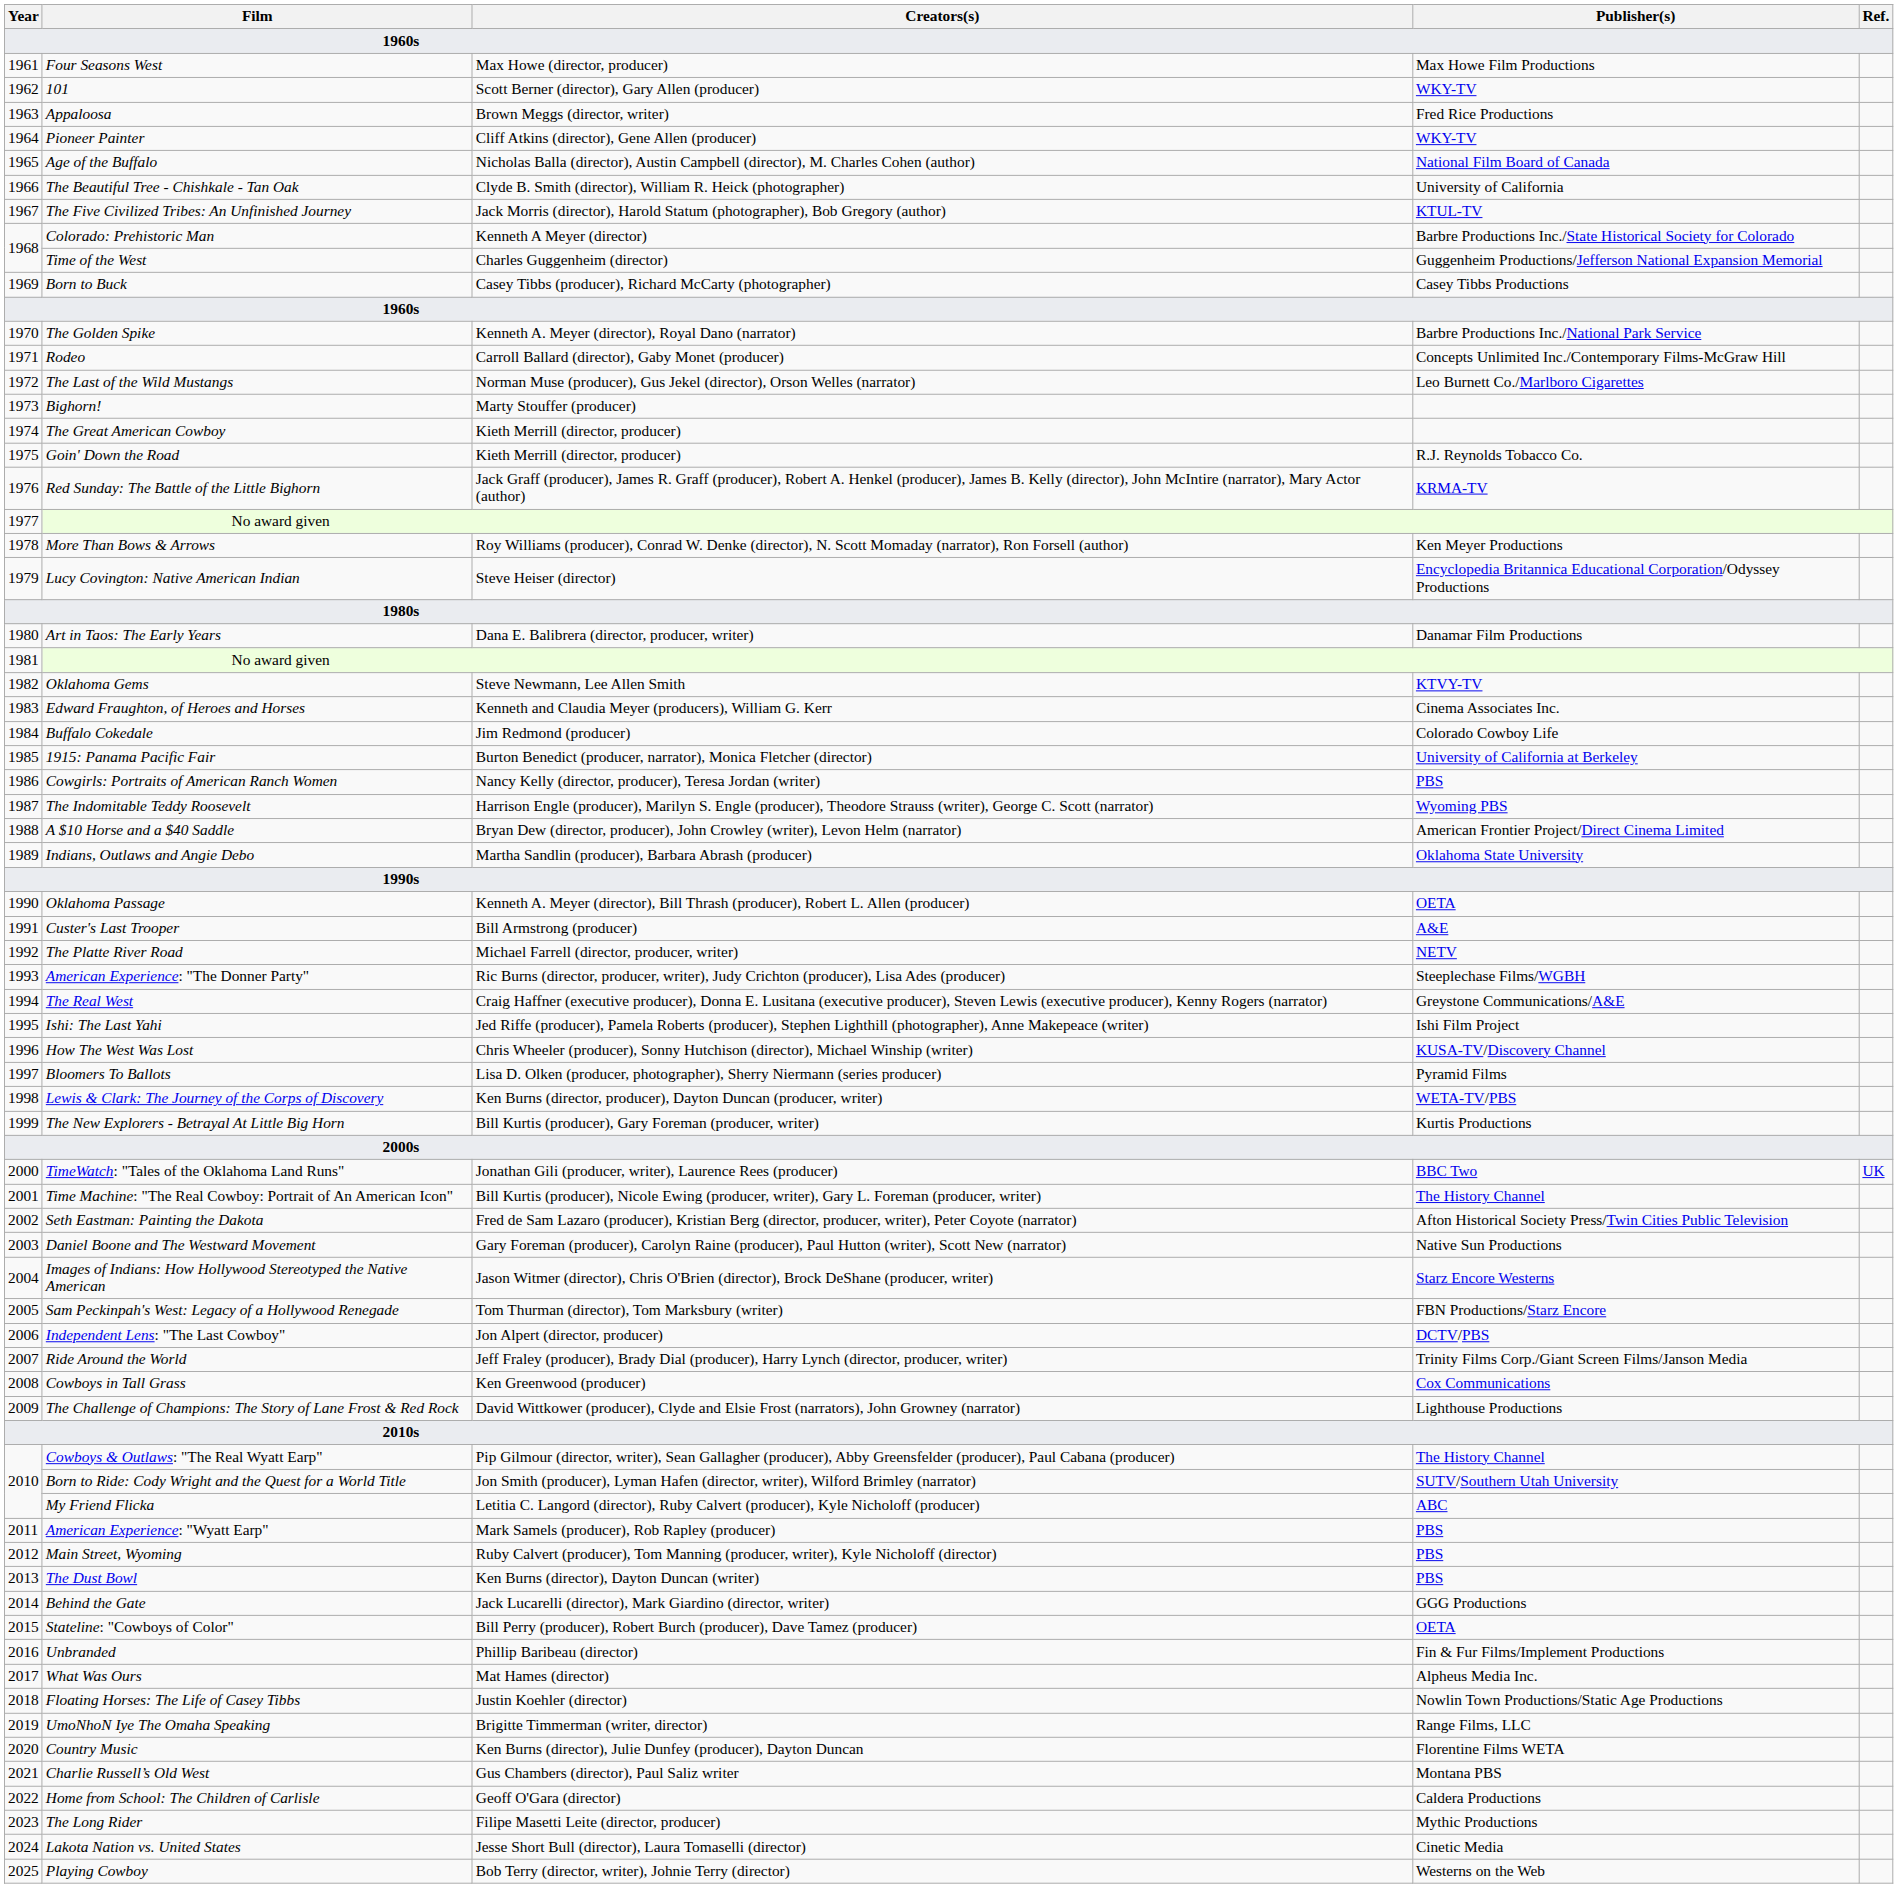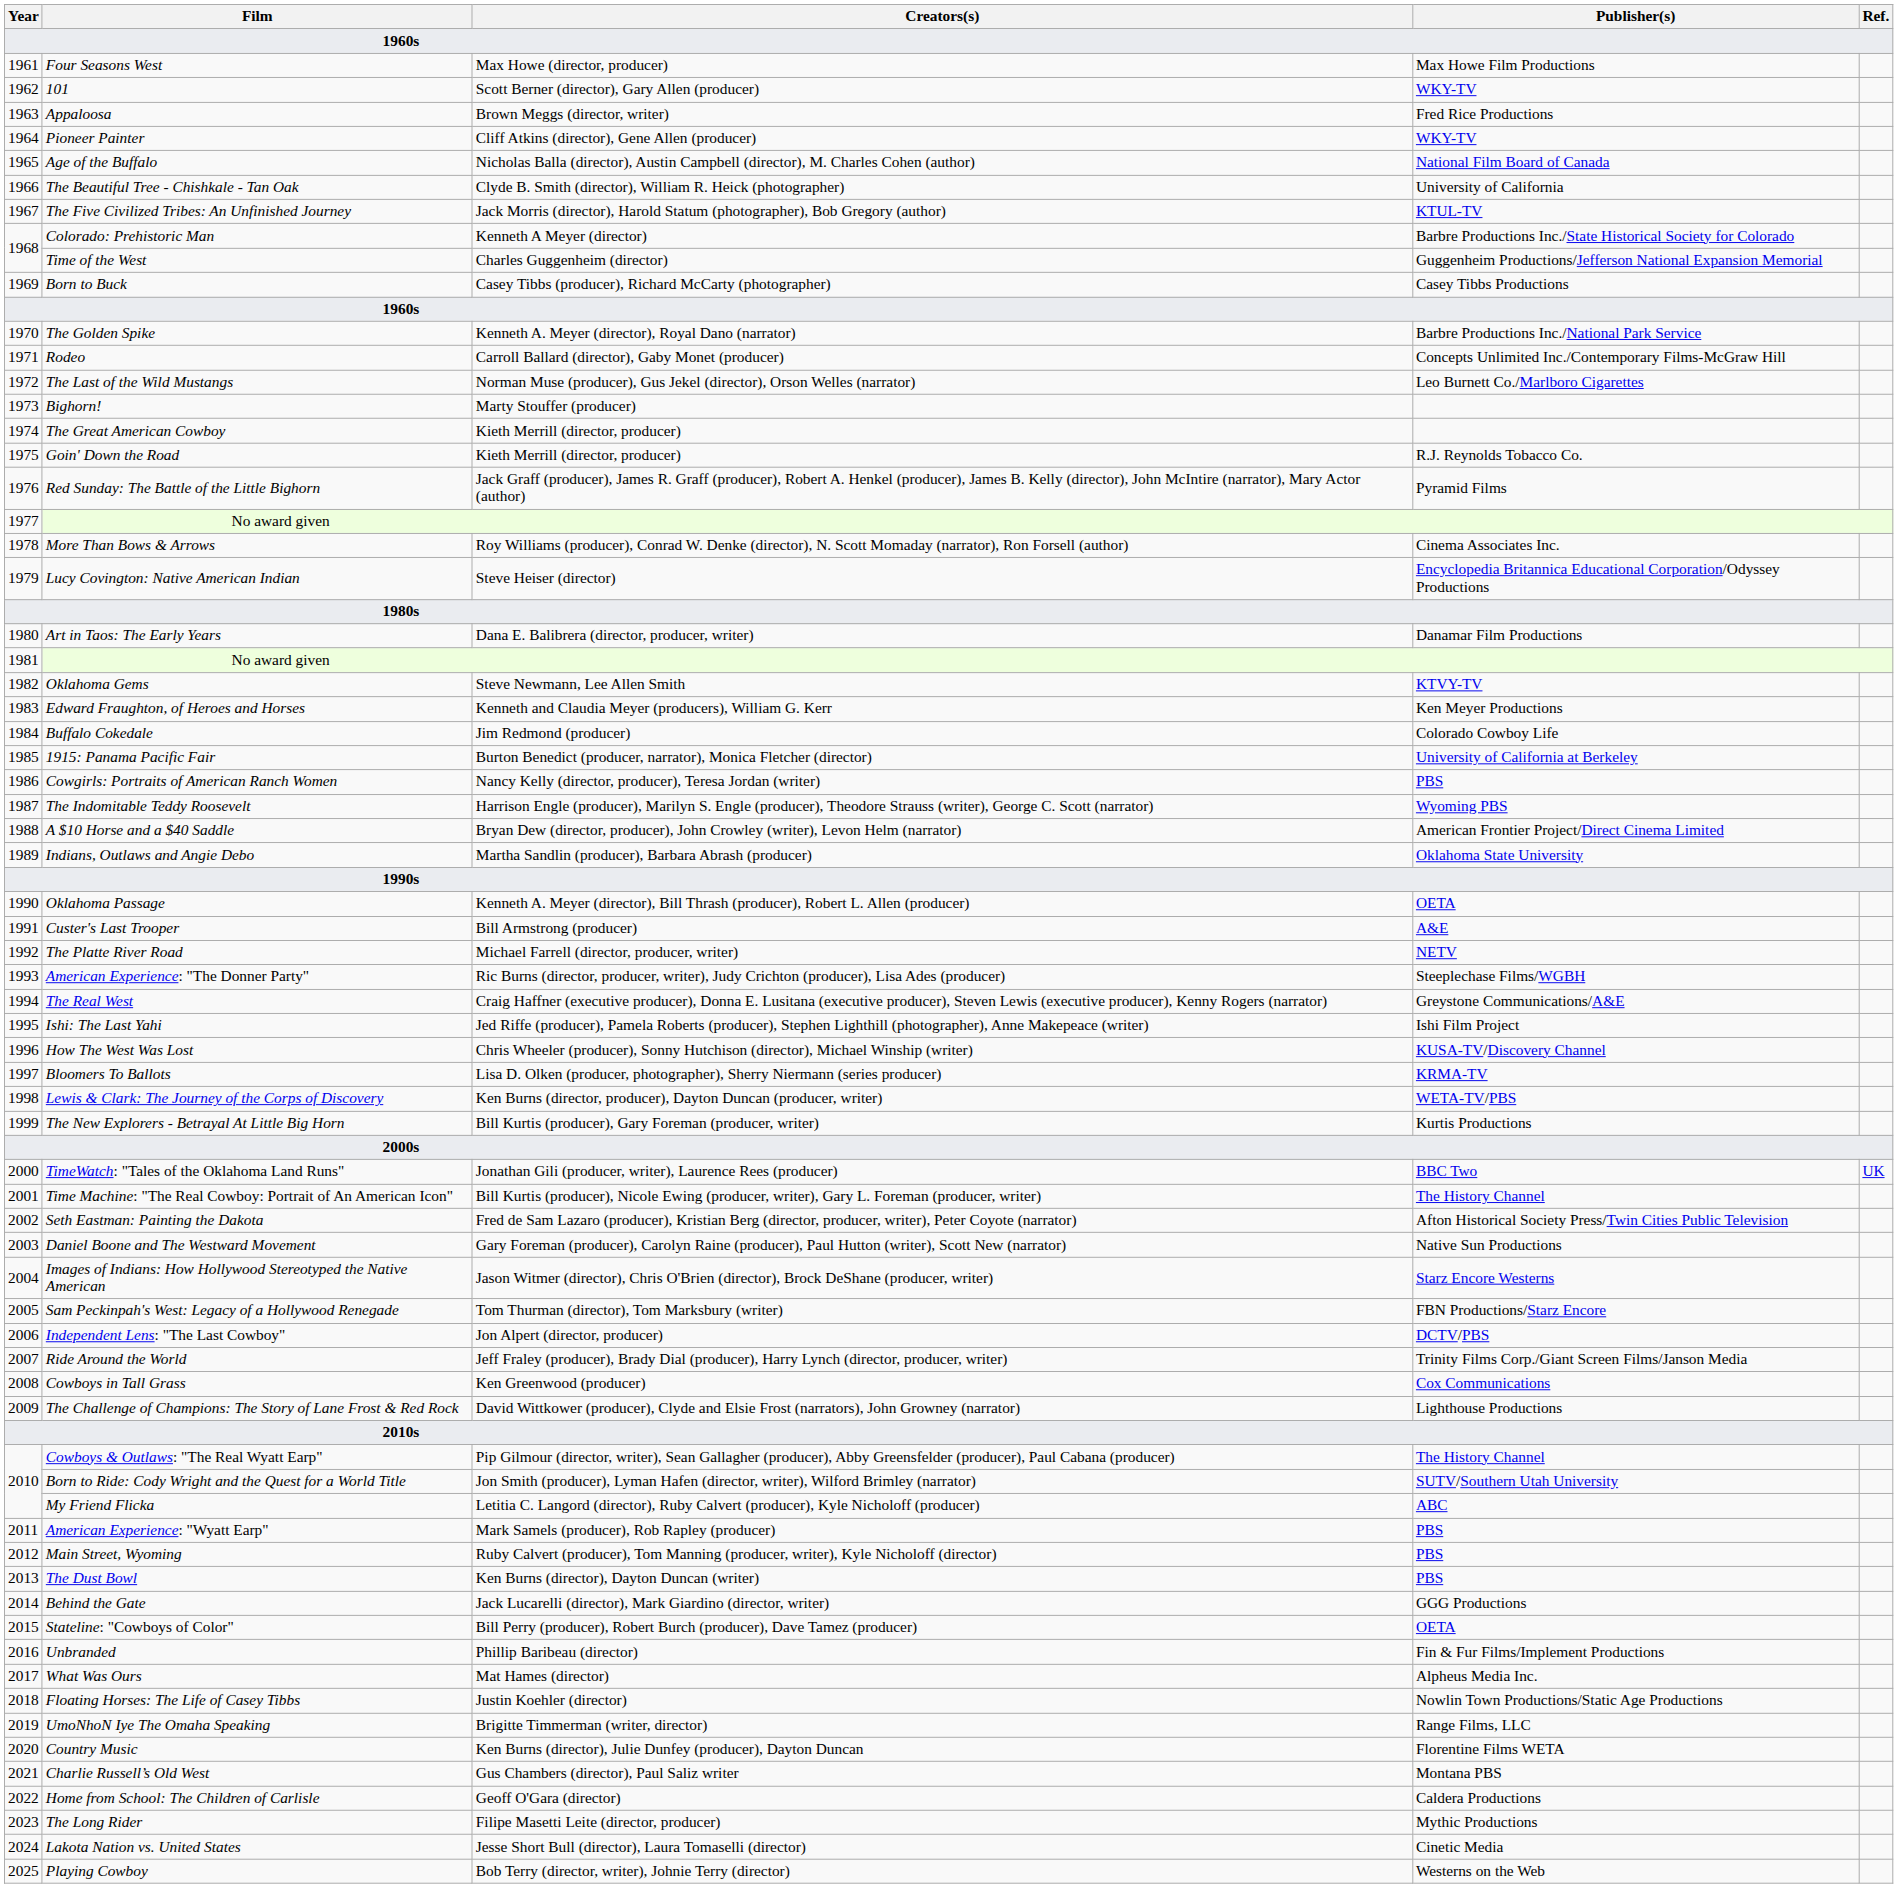(1452, 488) KRMA-TV -> (1461, 488) Pyramid Films
(1489, 545) Ken Meyer Productions -> (1488, 545) Cinema Associates Inc.
(1488, 708) Cinema Associates Inc. -> (1489, 708) Ken Meyer Productions
(1461, 1074) Pyramid Films -> (1452, 1074) KRMA-TV
